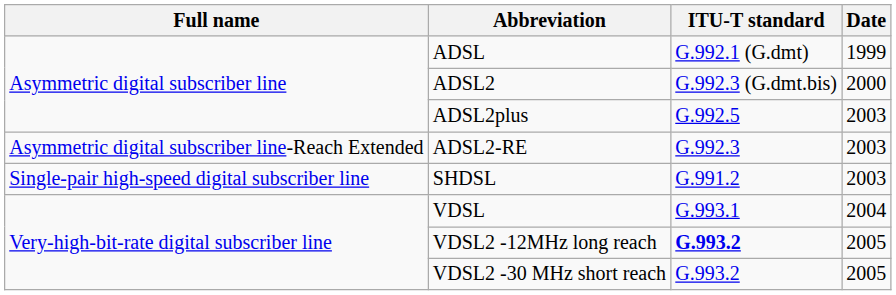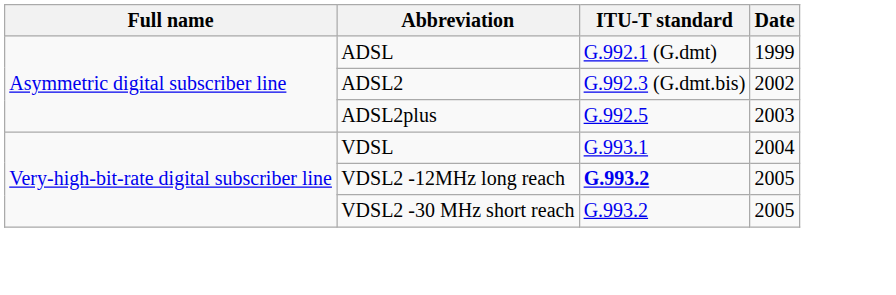(866, 83) 2000 -> (775, 83) 2002
- row: (480, 147)
- row: (464, 178)
